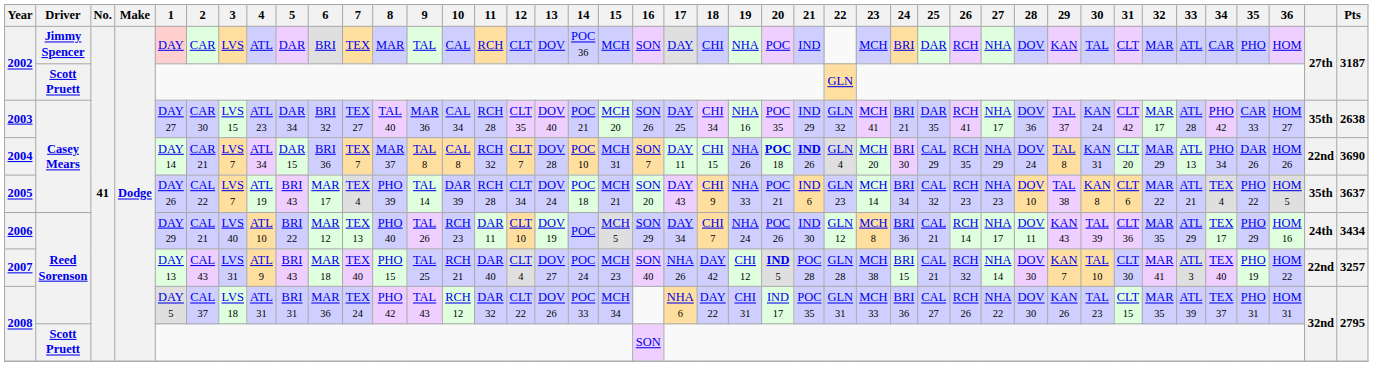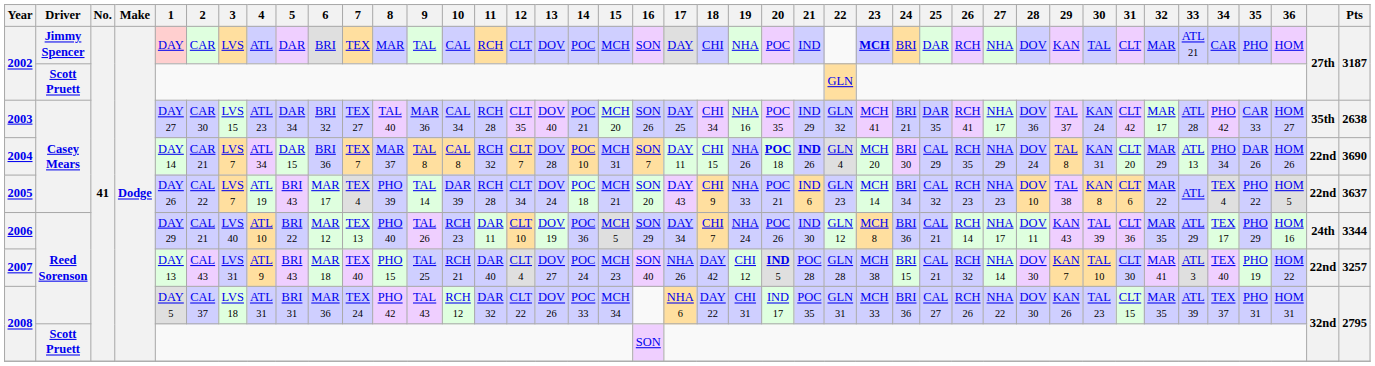(583, 44) POC 36 -> (583, 44) POC
(873, 44) normal -> (874, 44) bold
(1191, 44) ATL -> (1193, 44) ATL 21
(1191, 193) ATL 21 -> (1193, 193) ATL
(1321, 193) 35th -> (1323, 193) 22nd
(583, 230) POC -> (583, 230) POC 36
(1353, 230) 3434 -> (1355, 230) 3344
